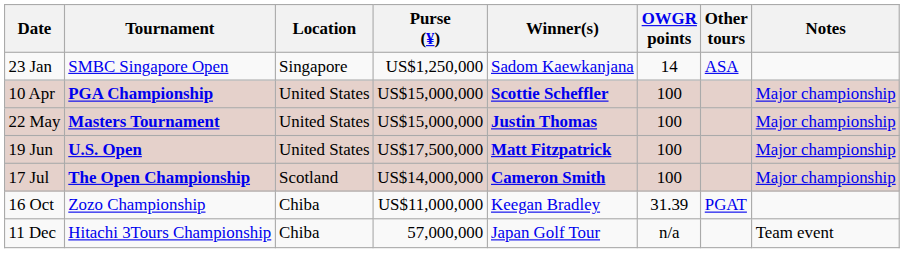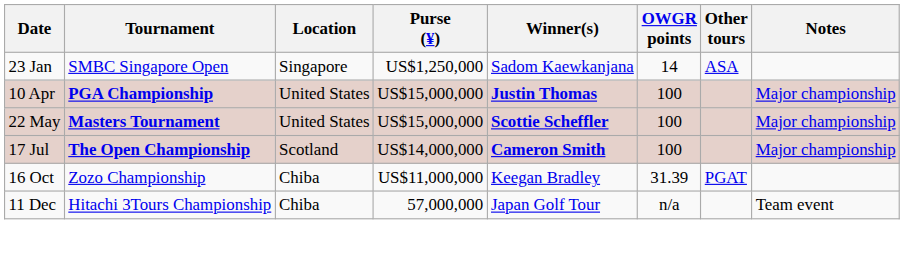(550, 94) Scottie Scheffler -> (544, 94) Justin Thomas
(544, 122) Justin Thomas -> (550, 122) Scottie Scheffler
- row: (31, 149)
